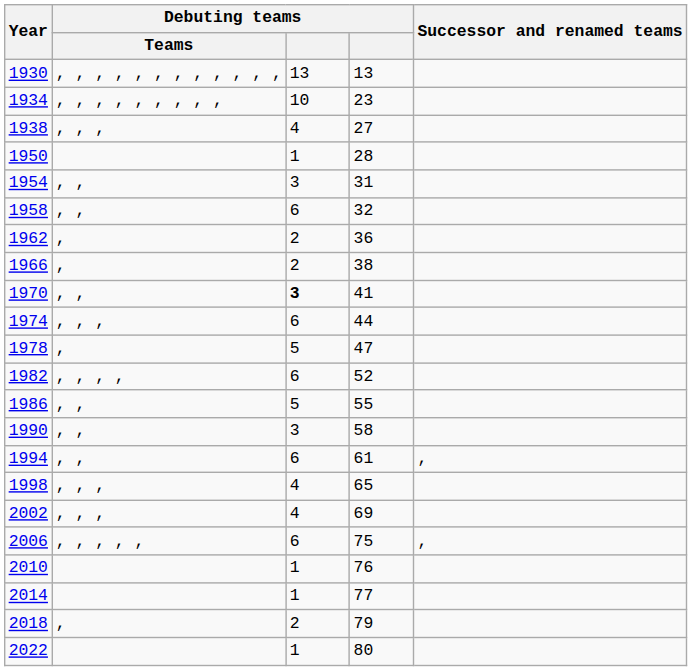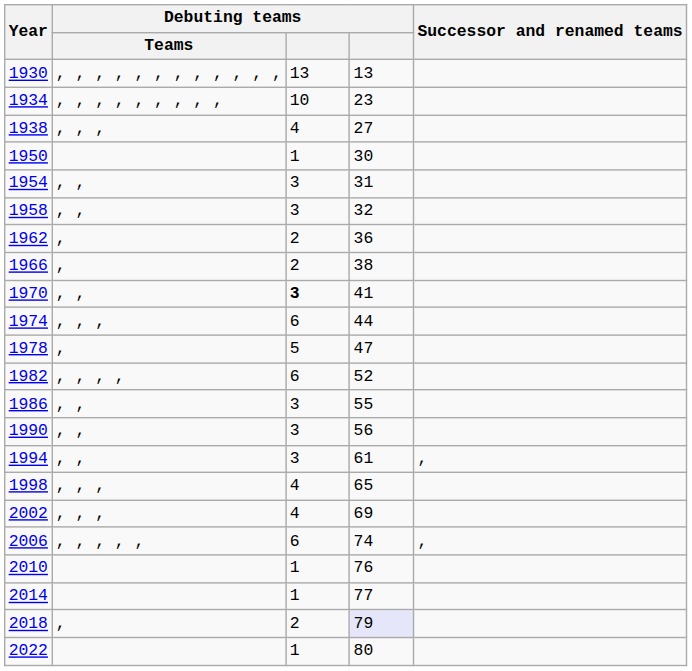(363, 156) 28 -> (363, 156) 30
(295, 211) 6 -> (295, 211) 3
(295, 403) 5 -> (295, 403) 3
(363, 431) 58 -> (363, 431) 56
(295, 458) 6 -> (295, 458) 3
(363, 541) 75 -> (363, 541) 74
(363, 624) no background -> (363, 624) lavender background
